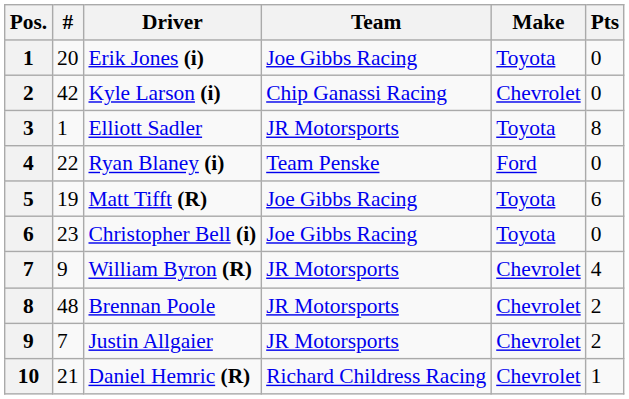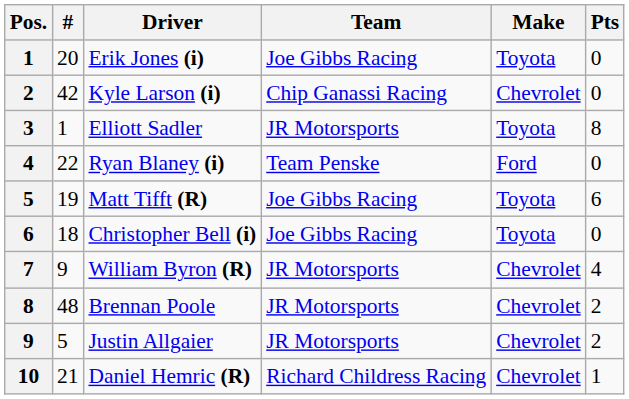(68, 234) 23 -> (68, 234) 18
(62, 340) 7 -> (62, 340) 5
